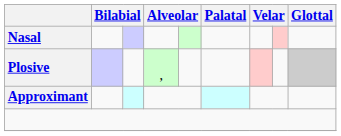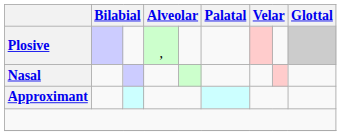rows swapped: (24, 37) <-> (29, 67)
